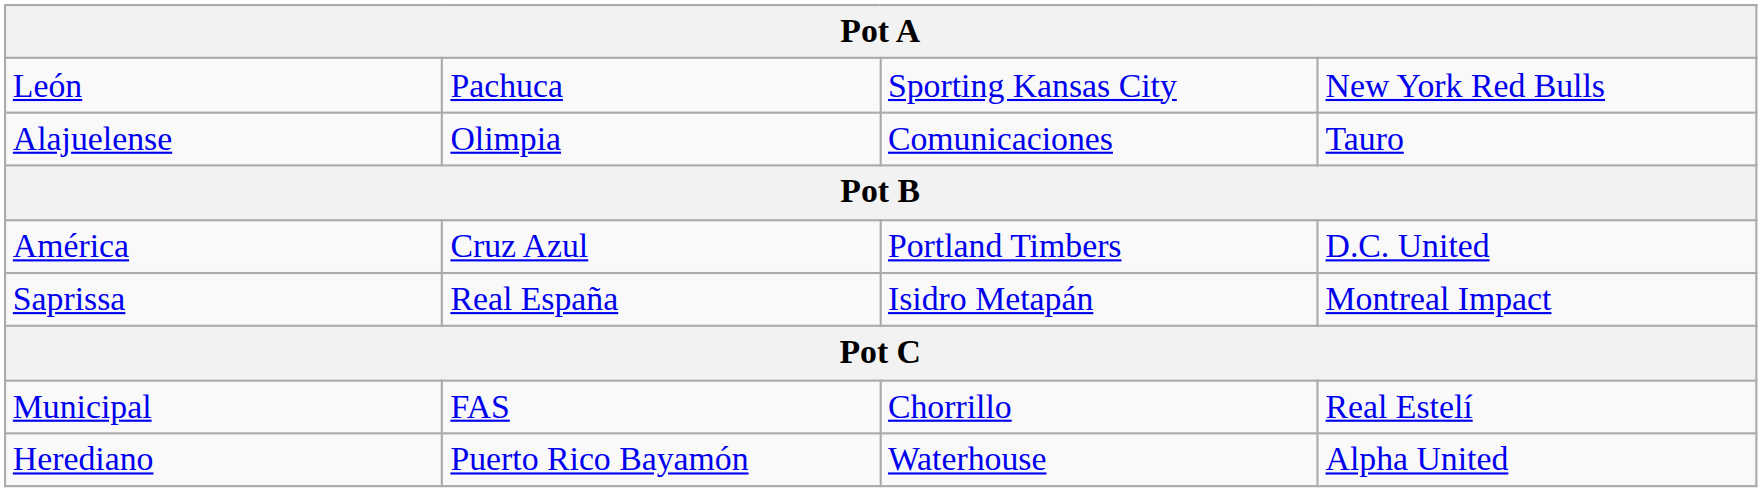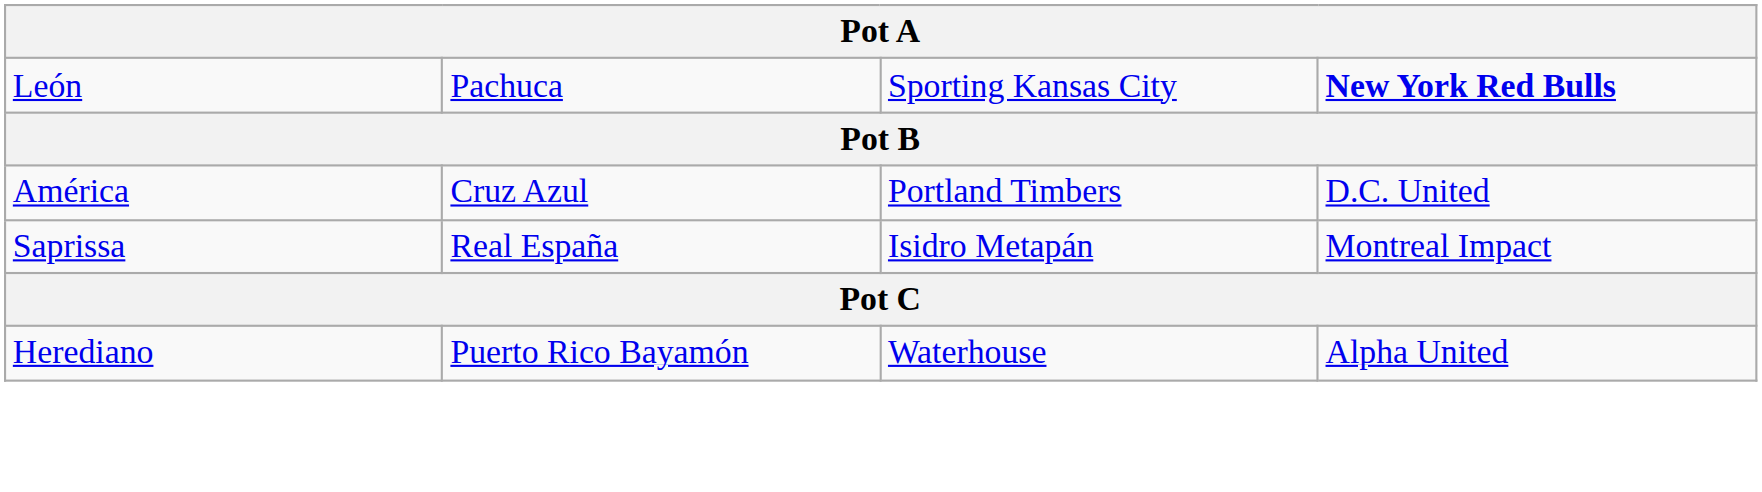(1465, 84) normal -> (1471, 84) bold
- row: (93, 138)
- row: (82, 406)
